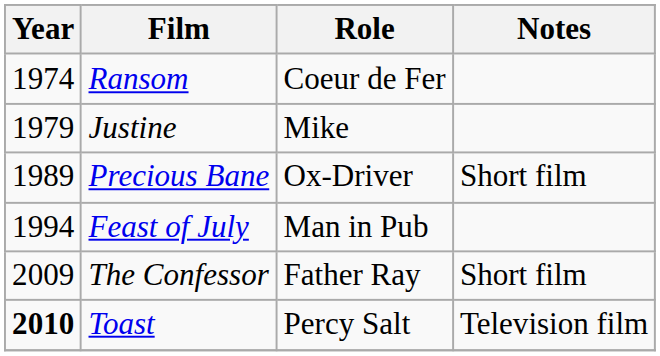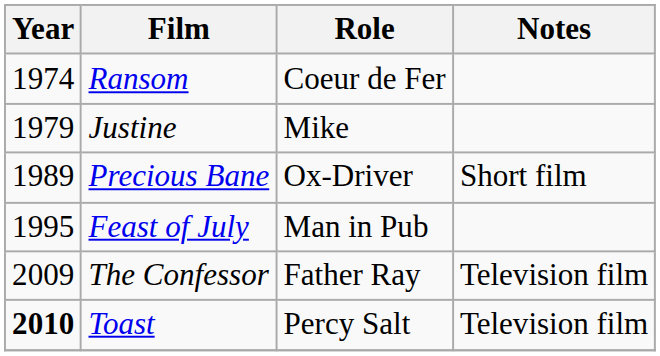(43, 226) 1994 -> (43, 226) 1995
(523, 275) Short film -> (554, 275) Television film
